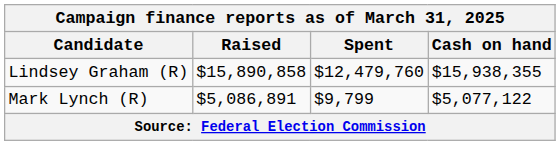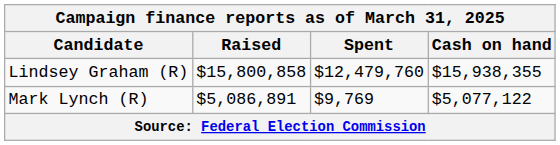(251, 72) $15,890,858 -> (251, 72) $15,800,858
(344, 100) $9,799 -> (344, 100) $9,769
